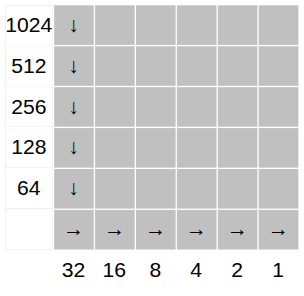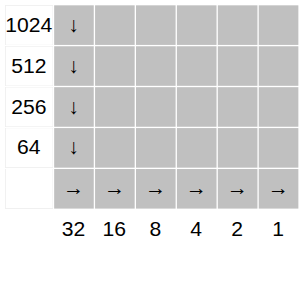- row: (29, 147)
